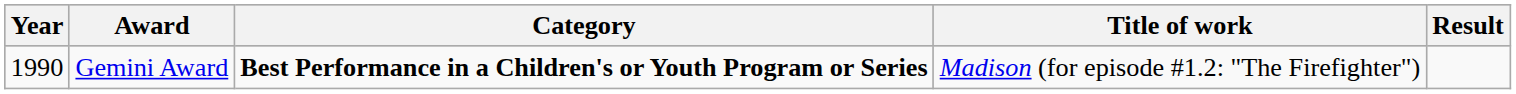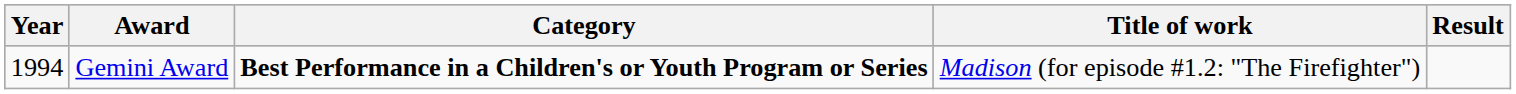(37, 66) 1990 -> (37, 66) 1994
